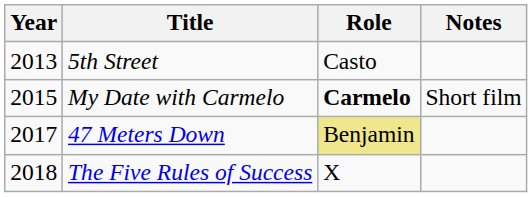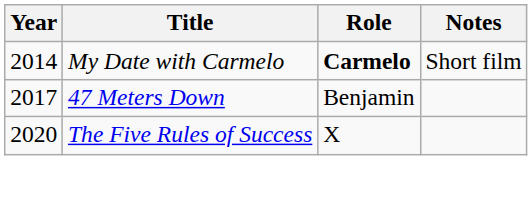- row: (113, 60)
(34, 97) 2015 -> (34, 60) 2014
(369, 135) khaki background -> (369, 97) no background
(34, 172) 2018 -> (34, 135) 2020
